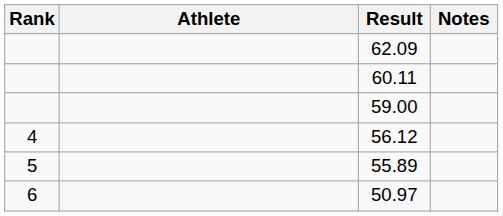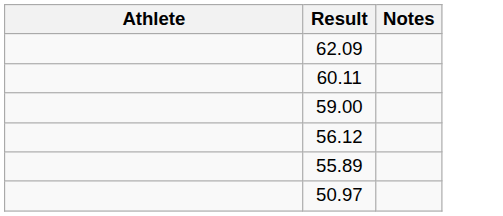- column: (32, 19)
